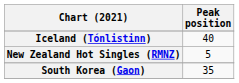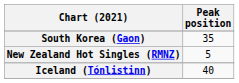rows swapped: (94, 39) <-> (94, 70)
